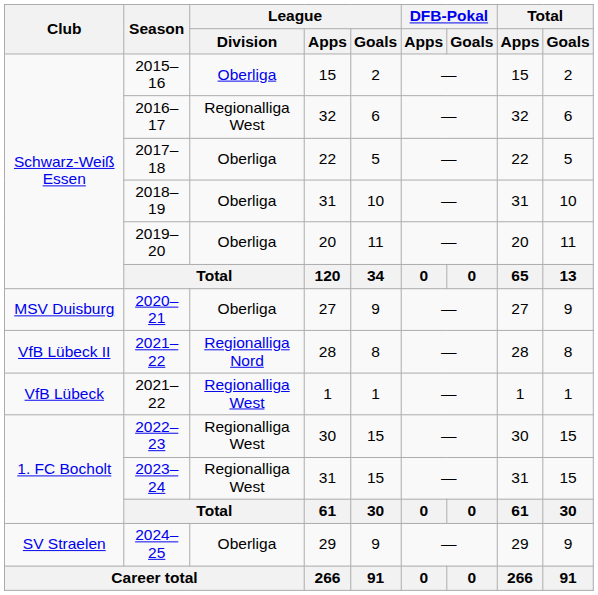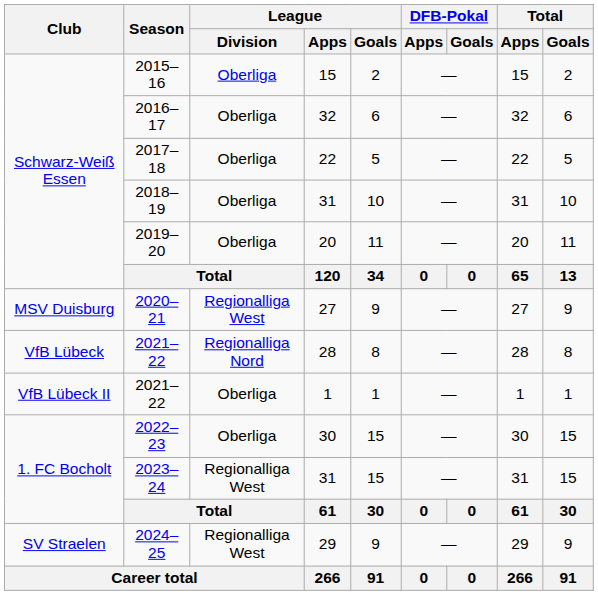(247, 116) Regionalliga West -> (247, 116) Oberliga
(247, 309) Oberliga -> (247, 309) Regionalliga West
(64, 351) VfB Lübeck II -> (64, 351) VfB Lübeck
(64, 393) VfB Lübeck -> (64, 393) VfB Lübeck II
(247, 393) Regionalliga West -> (247, 393) Oberliga
(247, 435) Regionalliga West -> (247, 435) Oberliga
(247, 544) Oberliga -> (247, 544) Regionalliga West
